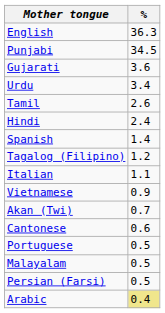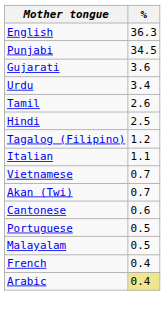(140, 121) 2.4 -> (140, 121) 2.5
- row: (30, 139)
(140, 192) 0.9 -> (140, 174) 0.7
- row: (56, 281)
+ row: (27, 263)
